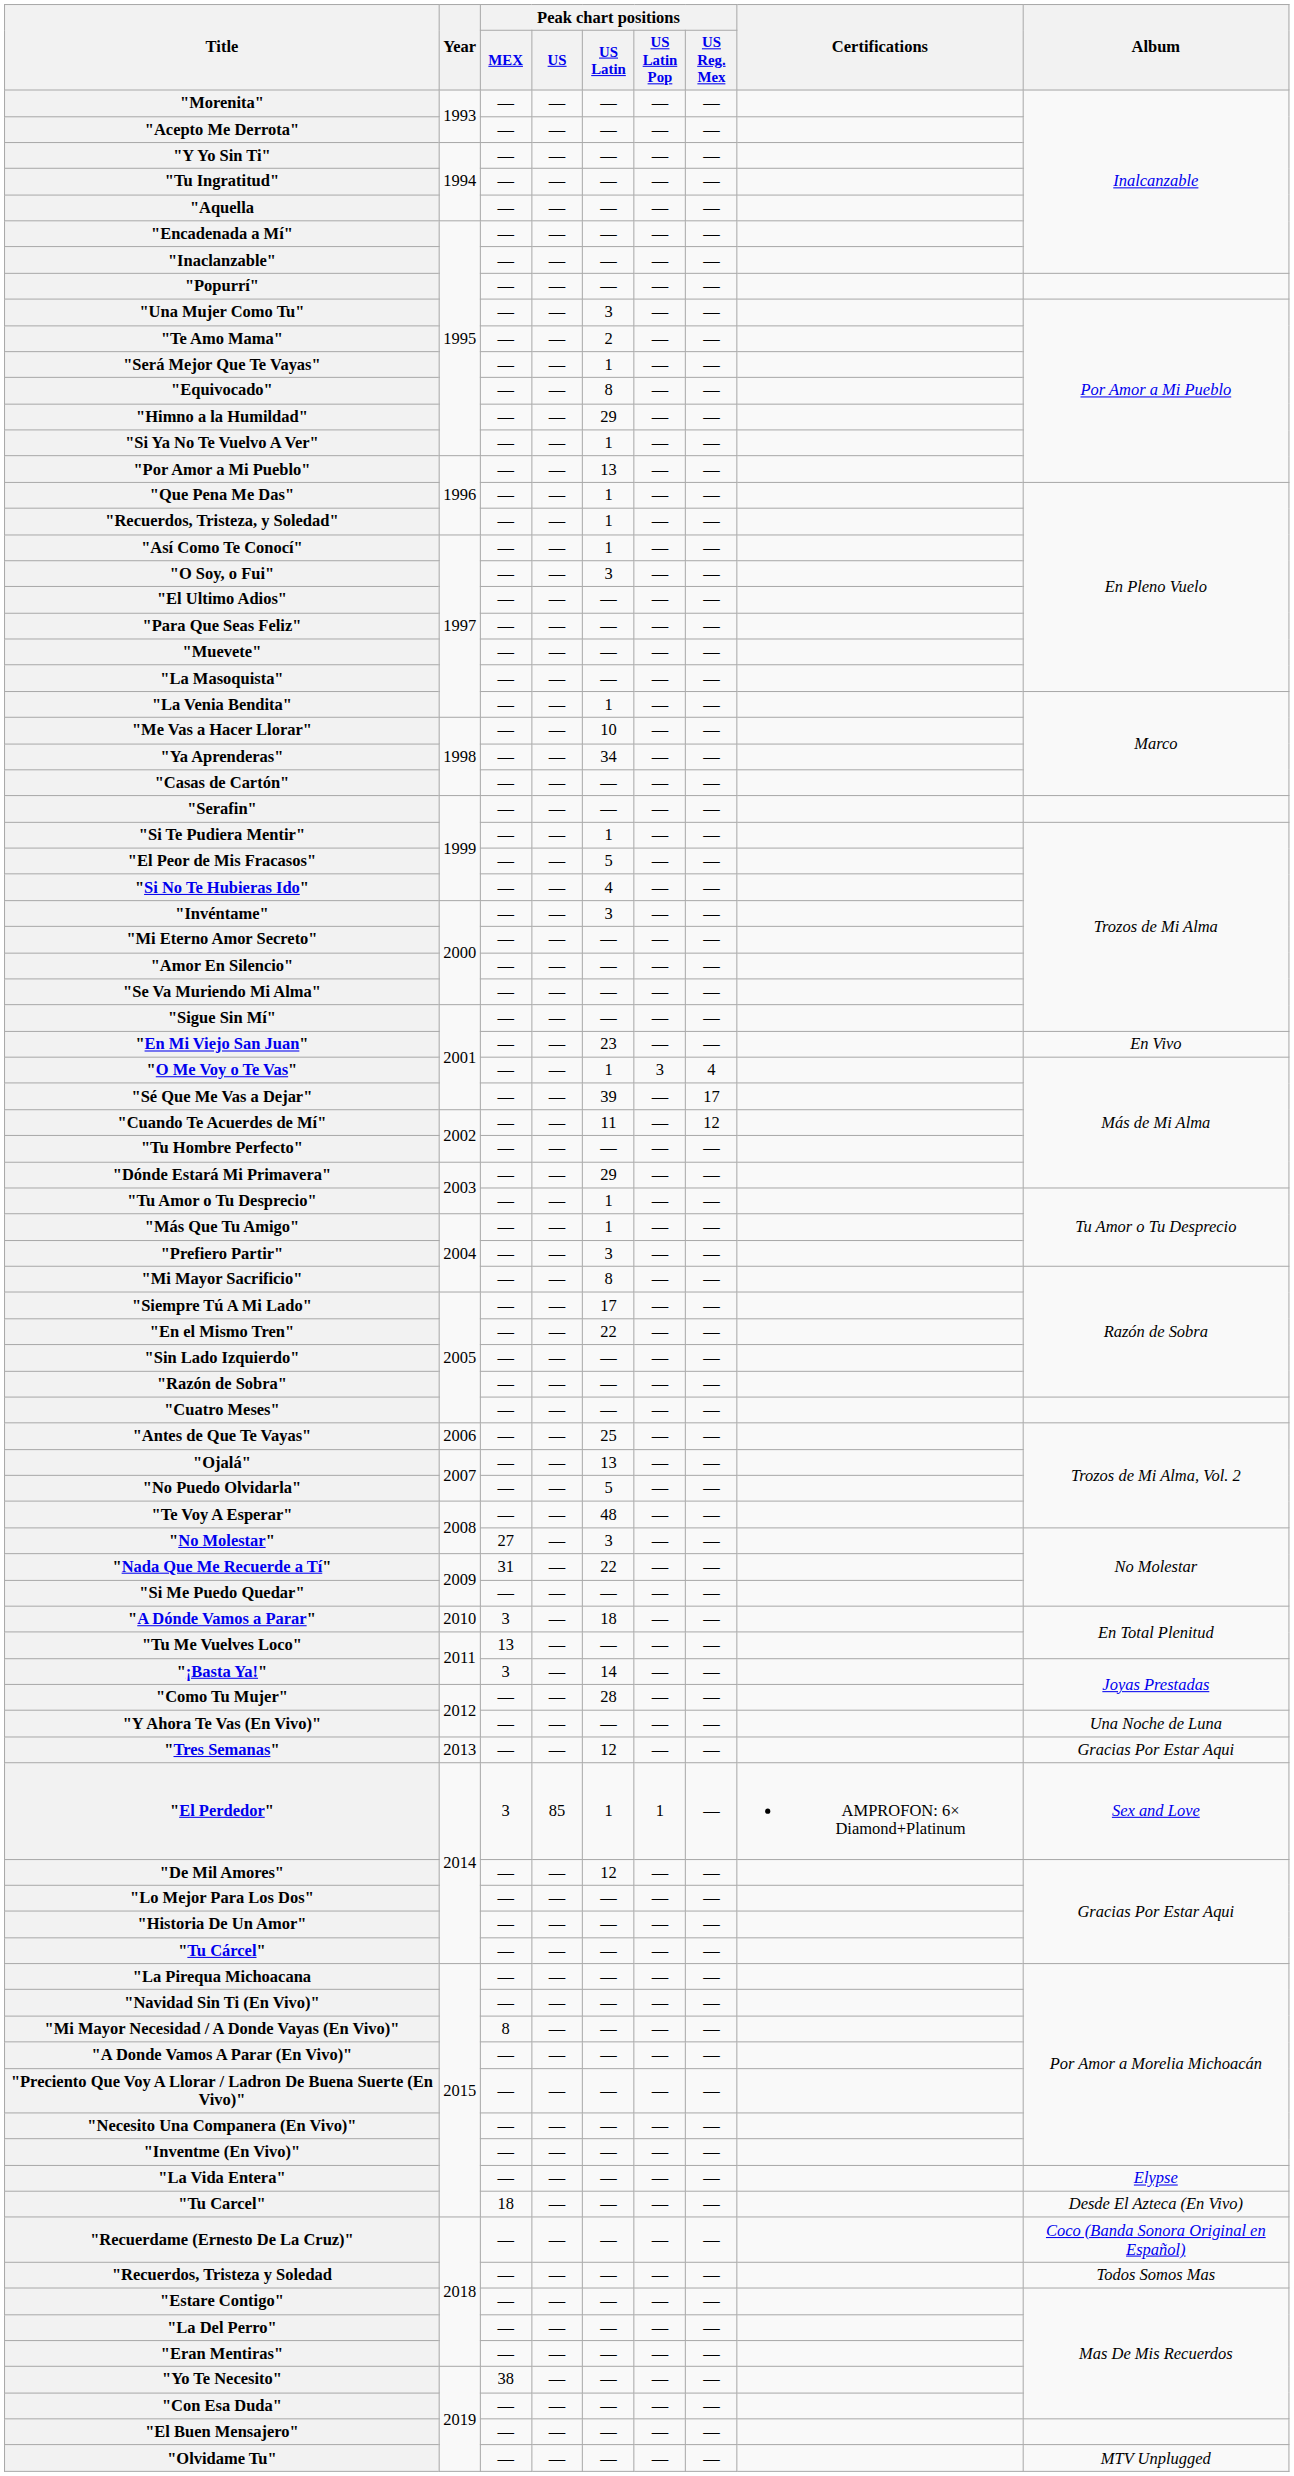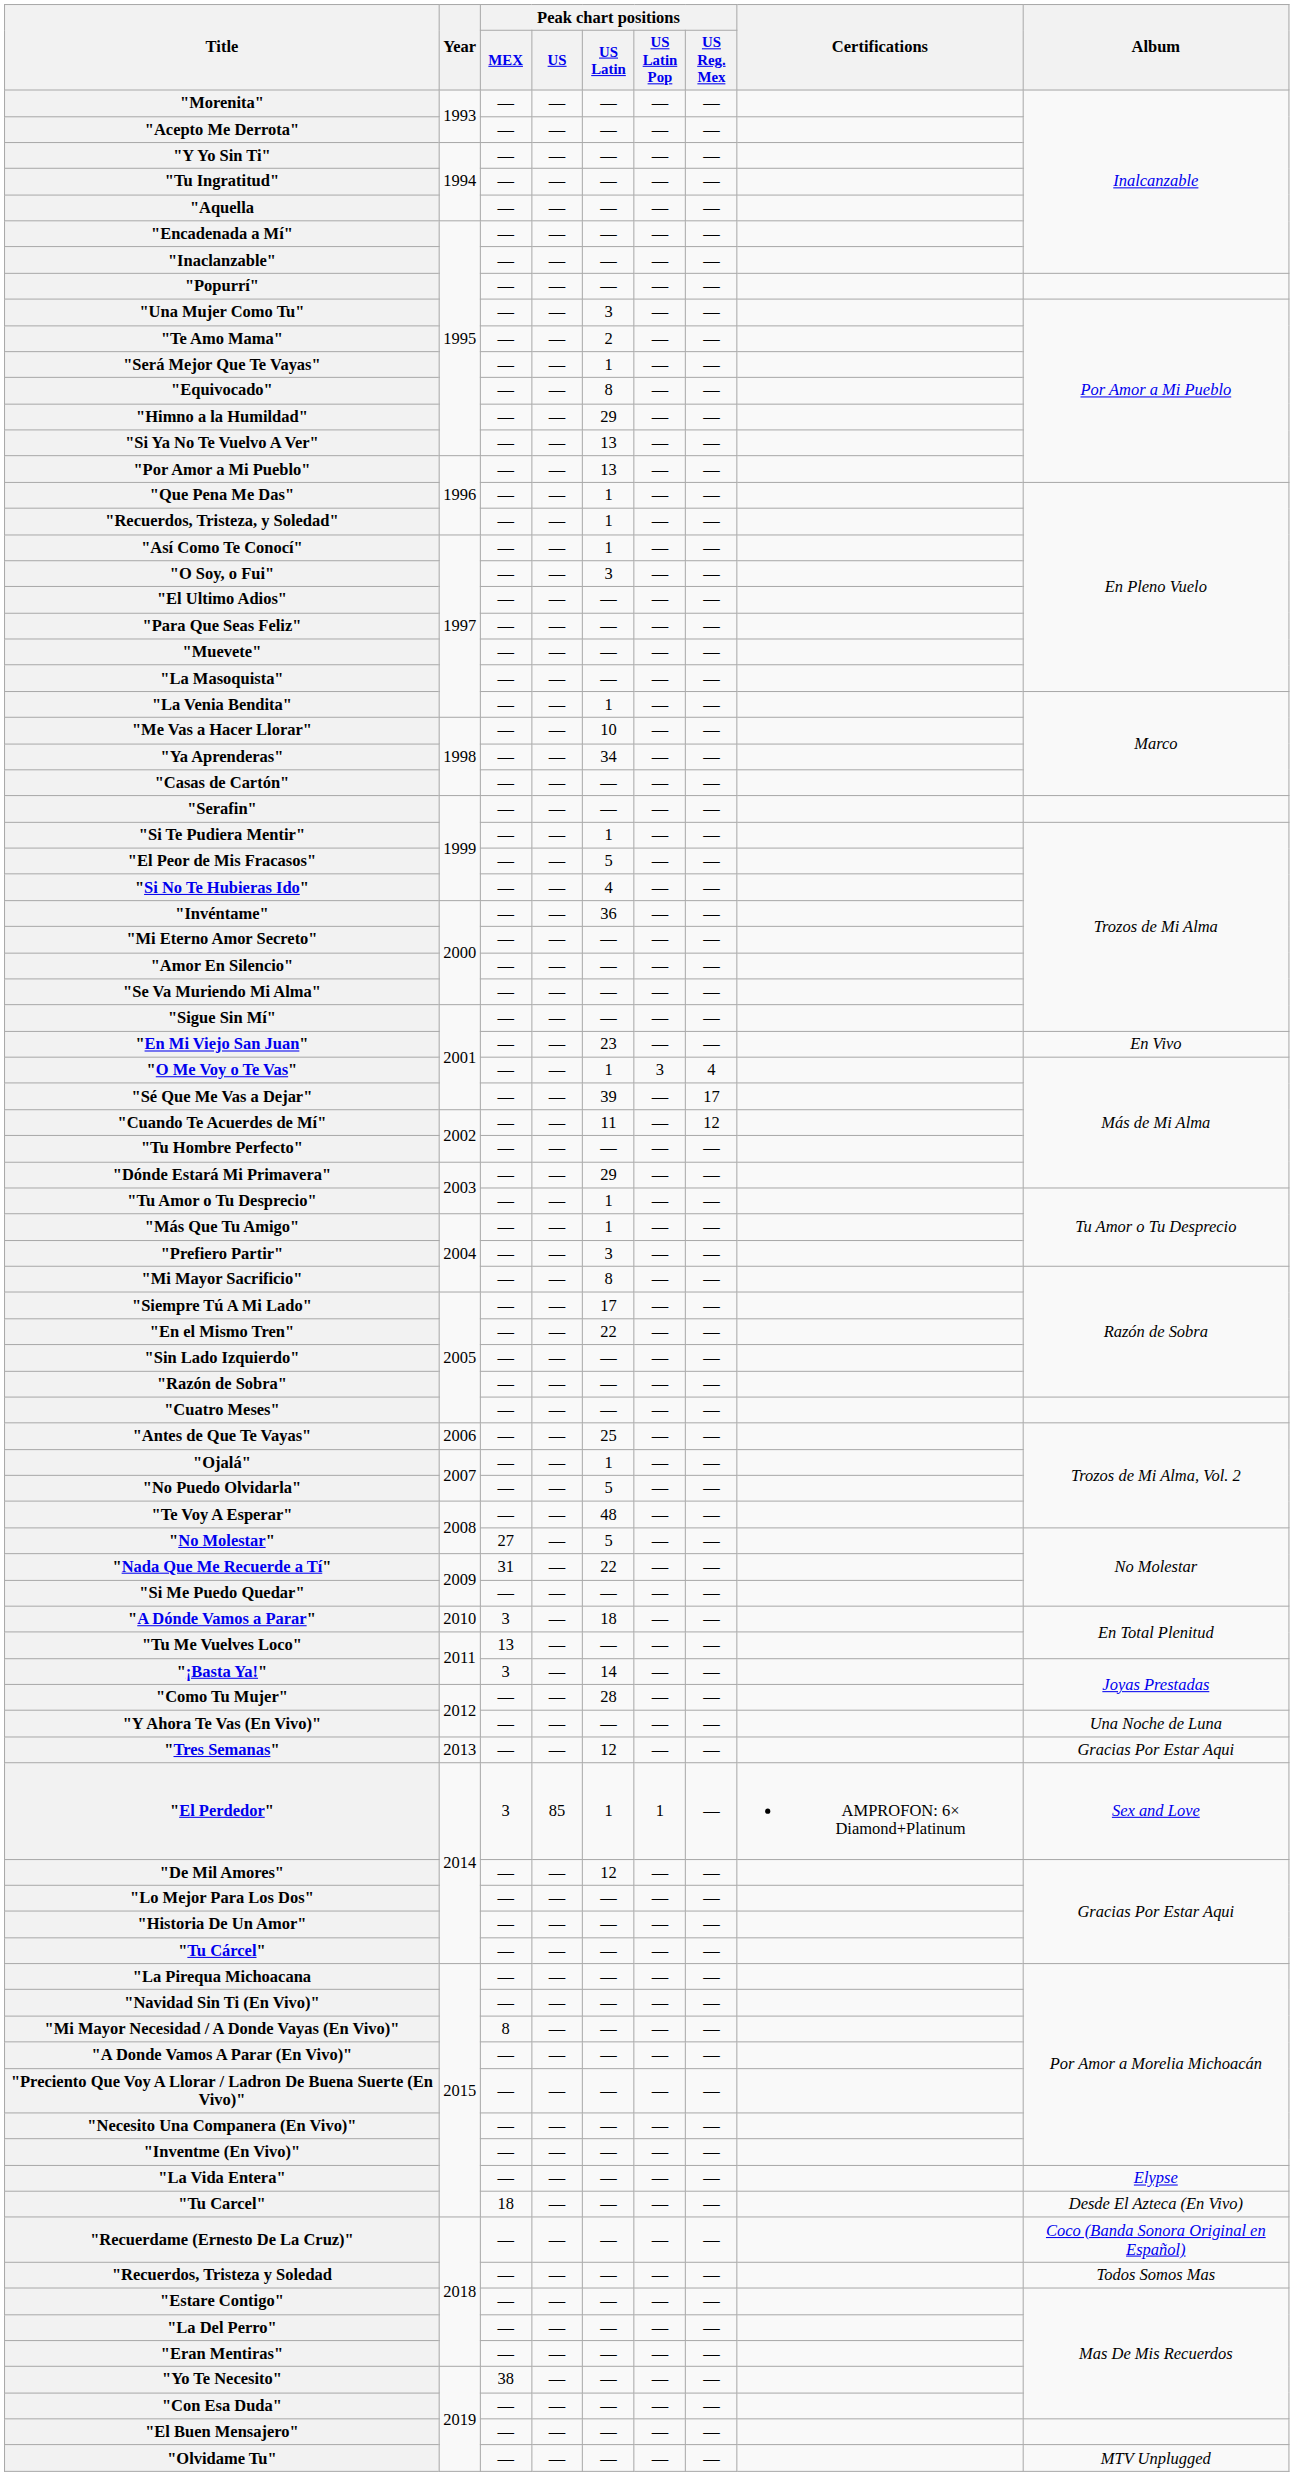(609, 442) 1 -> (609, 442) 13
(609, 913) 3 -> (609, 913) 36
(609, 1462) 13 -> (609, 1462) 1
(609, 1540) 3 -> (609, 1540) 5
